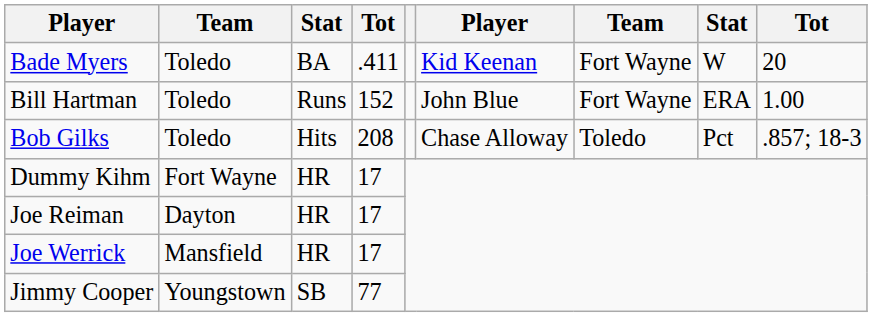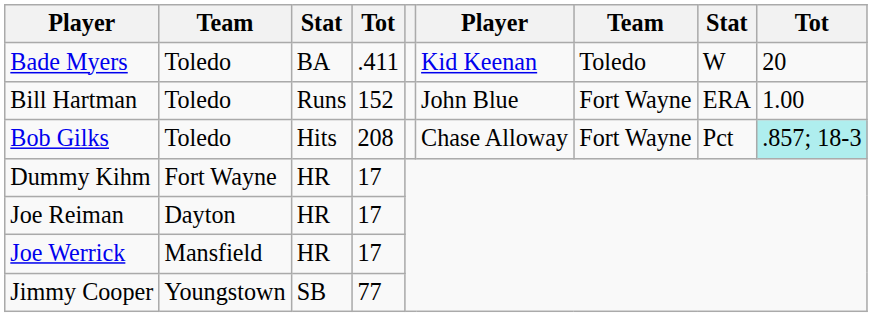(635, 61) Fort Wayne -> (613, 61) Toledo
(613, 138) Toledo -> (635, 138) Fort Wayne
(812, 138) no background -> (812, 138) paleturquoise background
